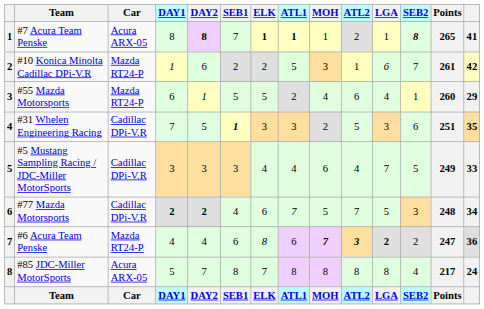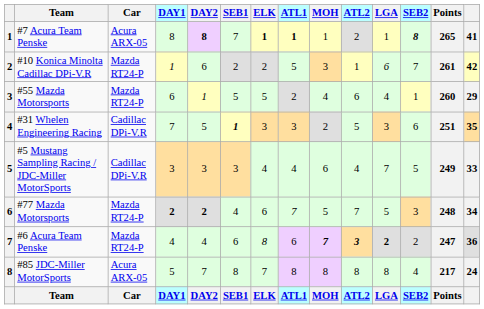(129, 211) Cadillac DPi-V.R -> (127, 211) Mazda RT24-P
